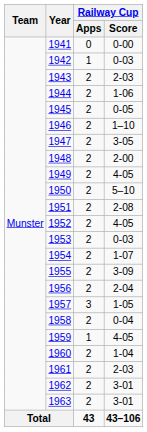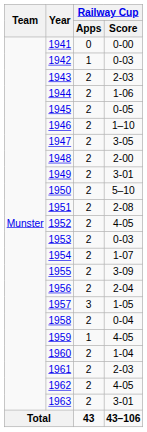(123, 175) 4-05 -> (123, 175) 3-01
(123, 386) 3-01 -> (123, 386) 4-05
